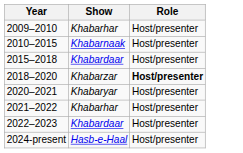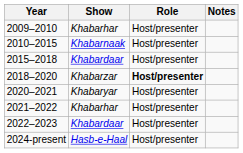+ column: (222, 12)
